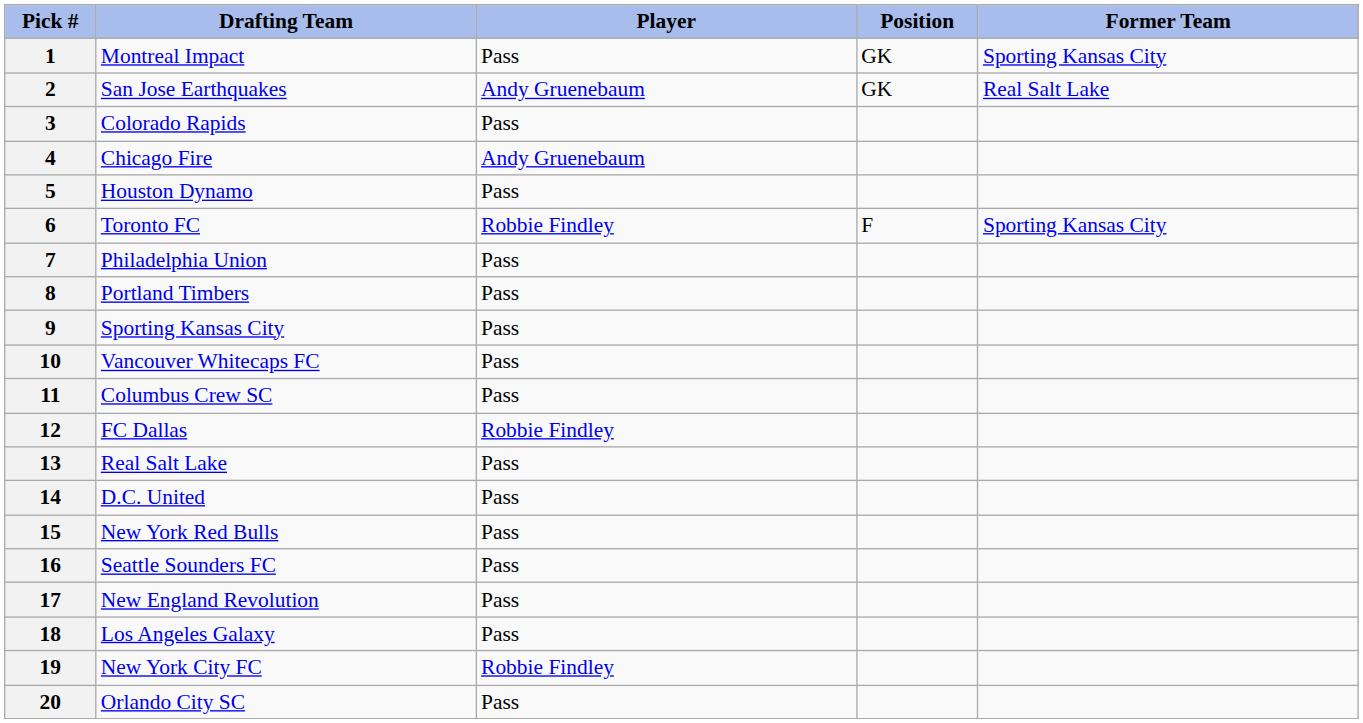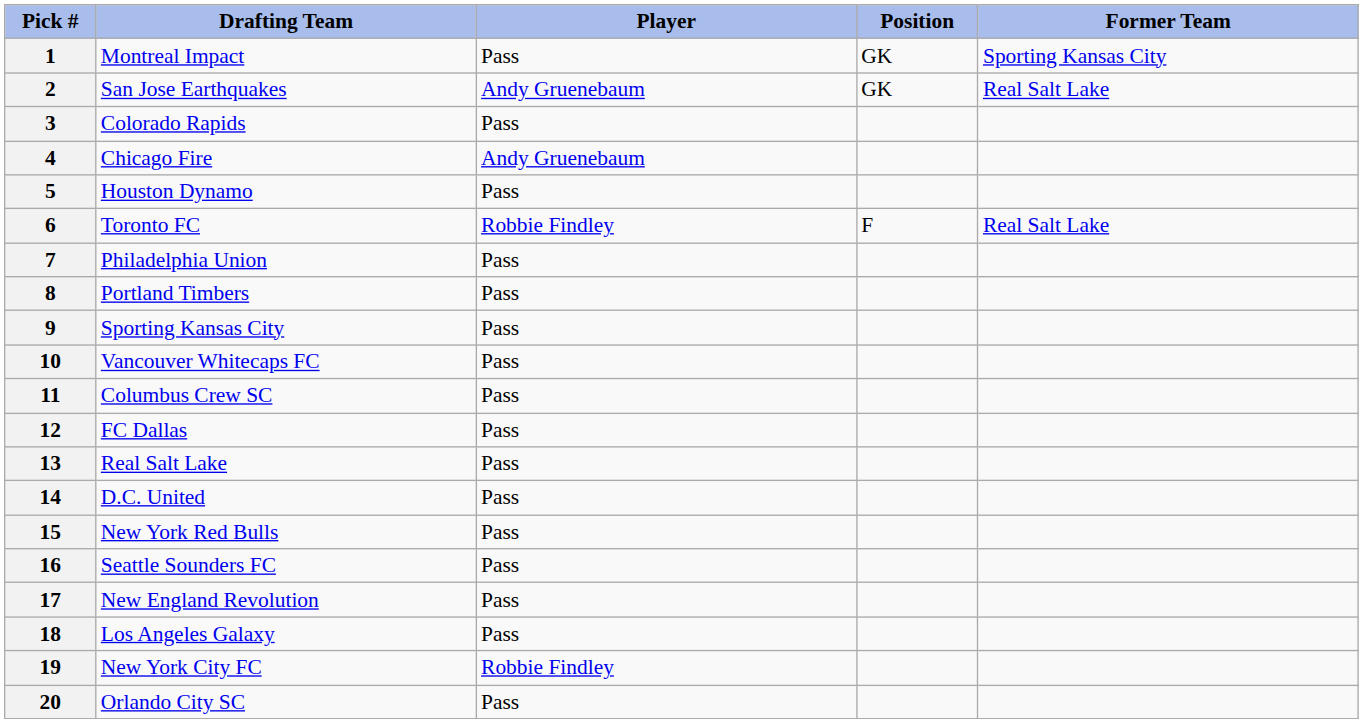(1075, 225) Sporting Kansas City -> (1046, 225) Real Salt Lake
(547, 429) Robbie Findley -> (500, 429) Pass
